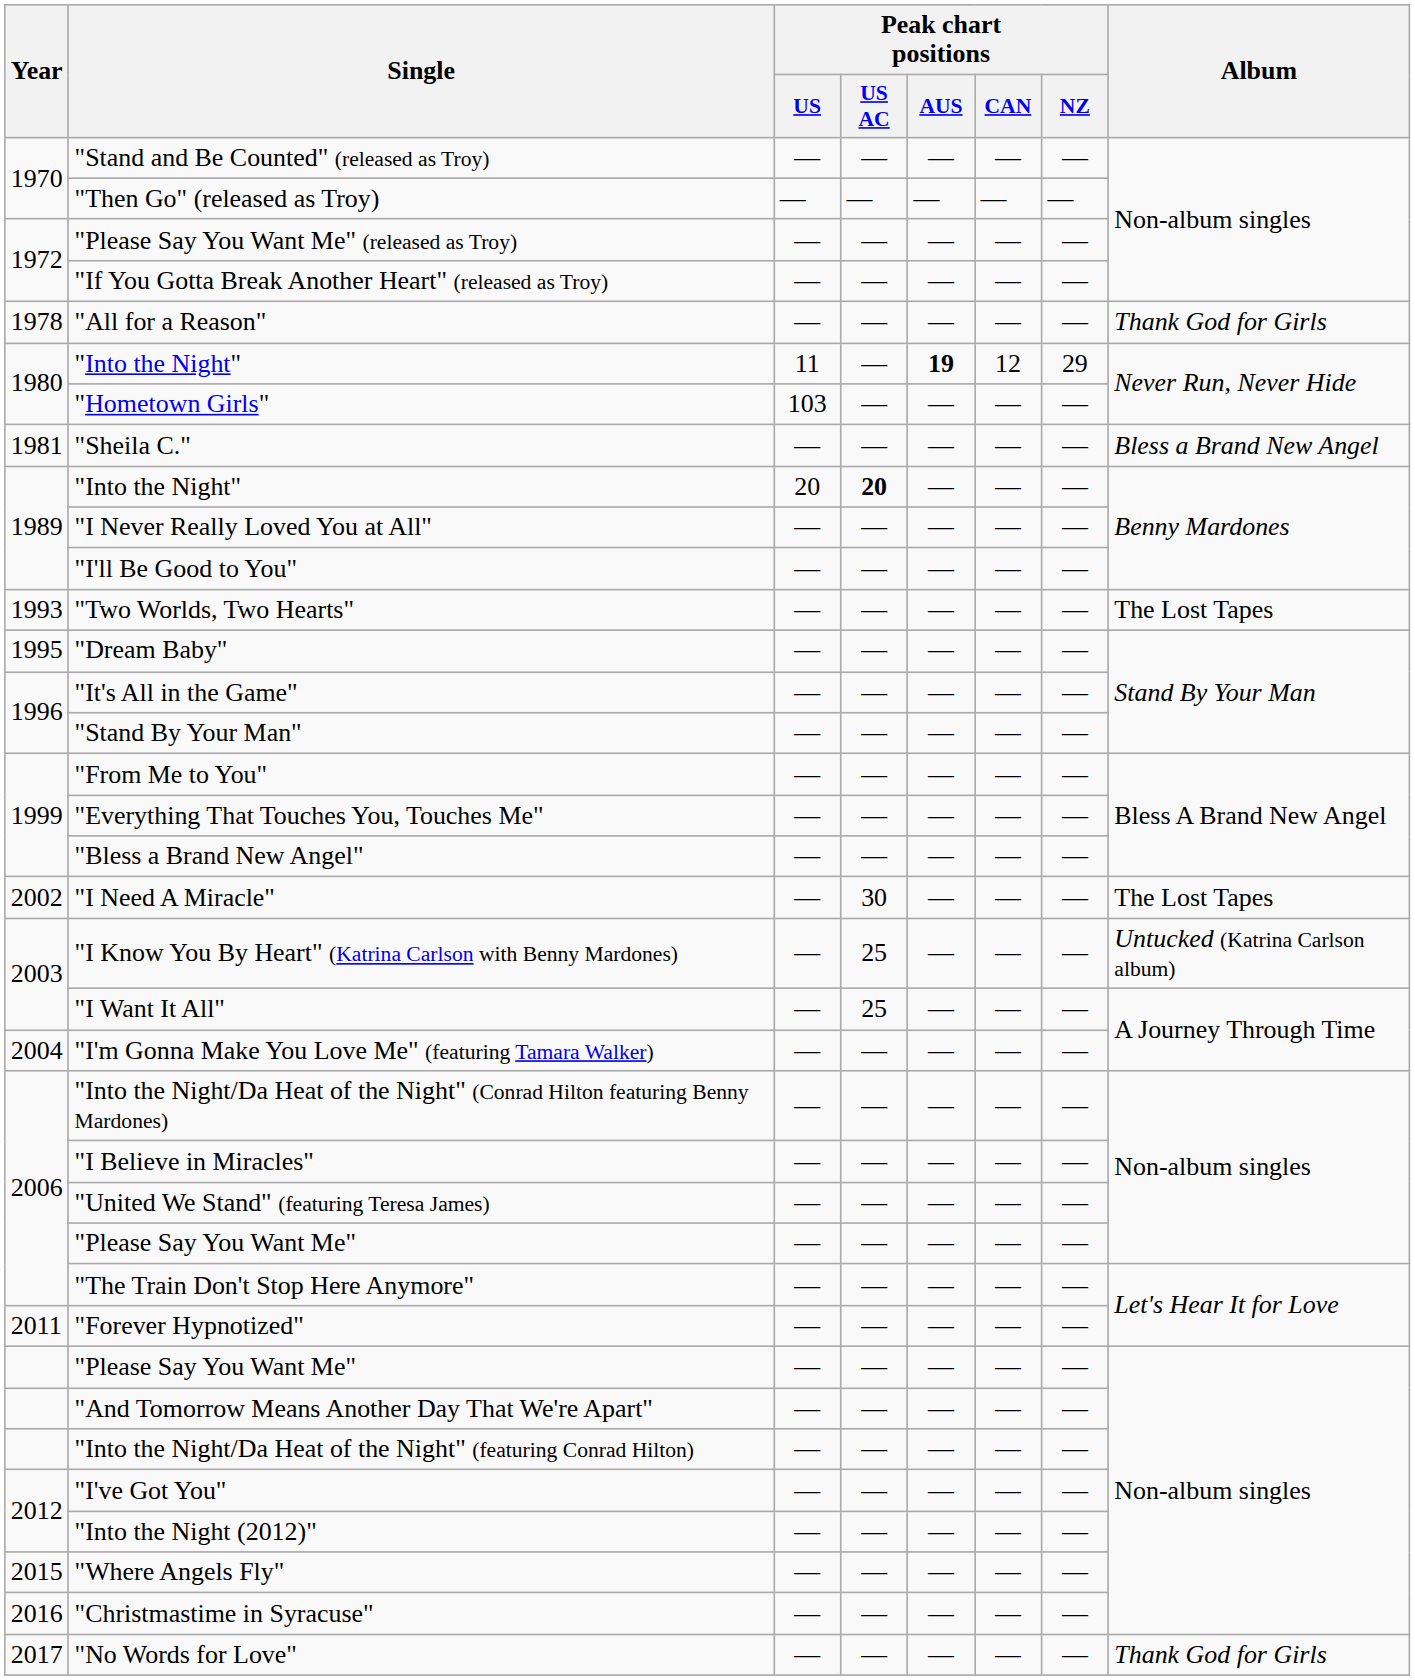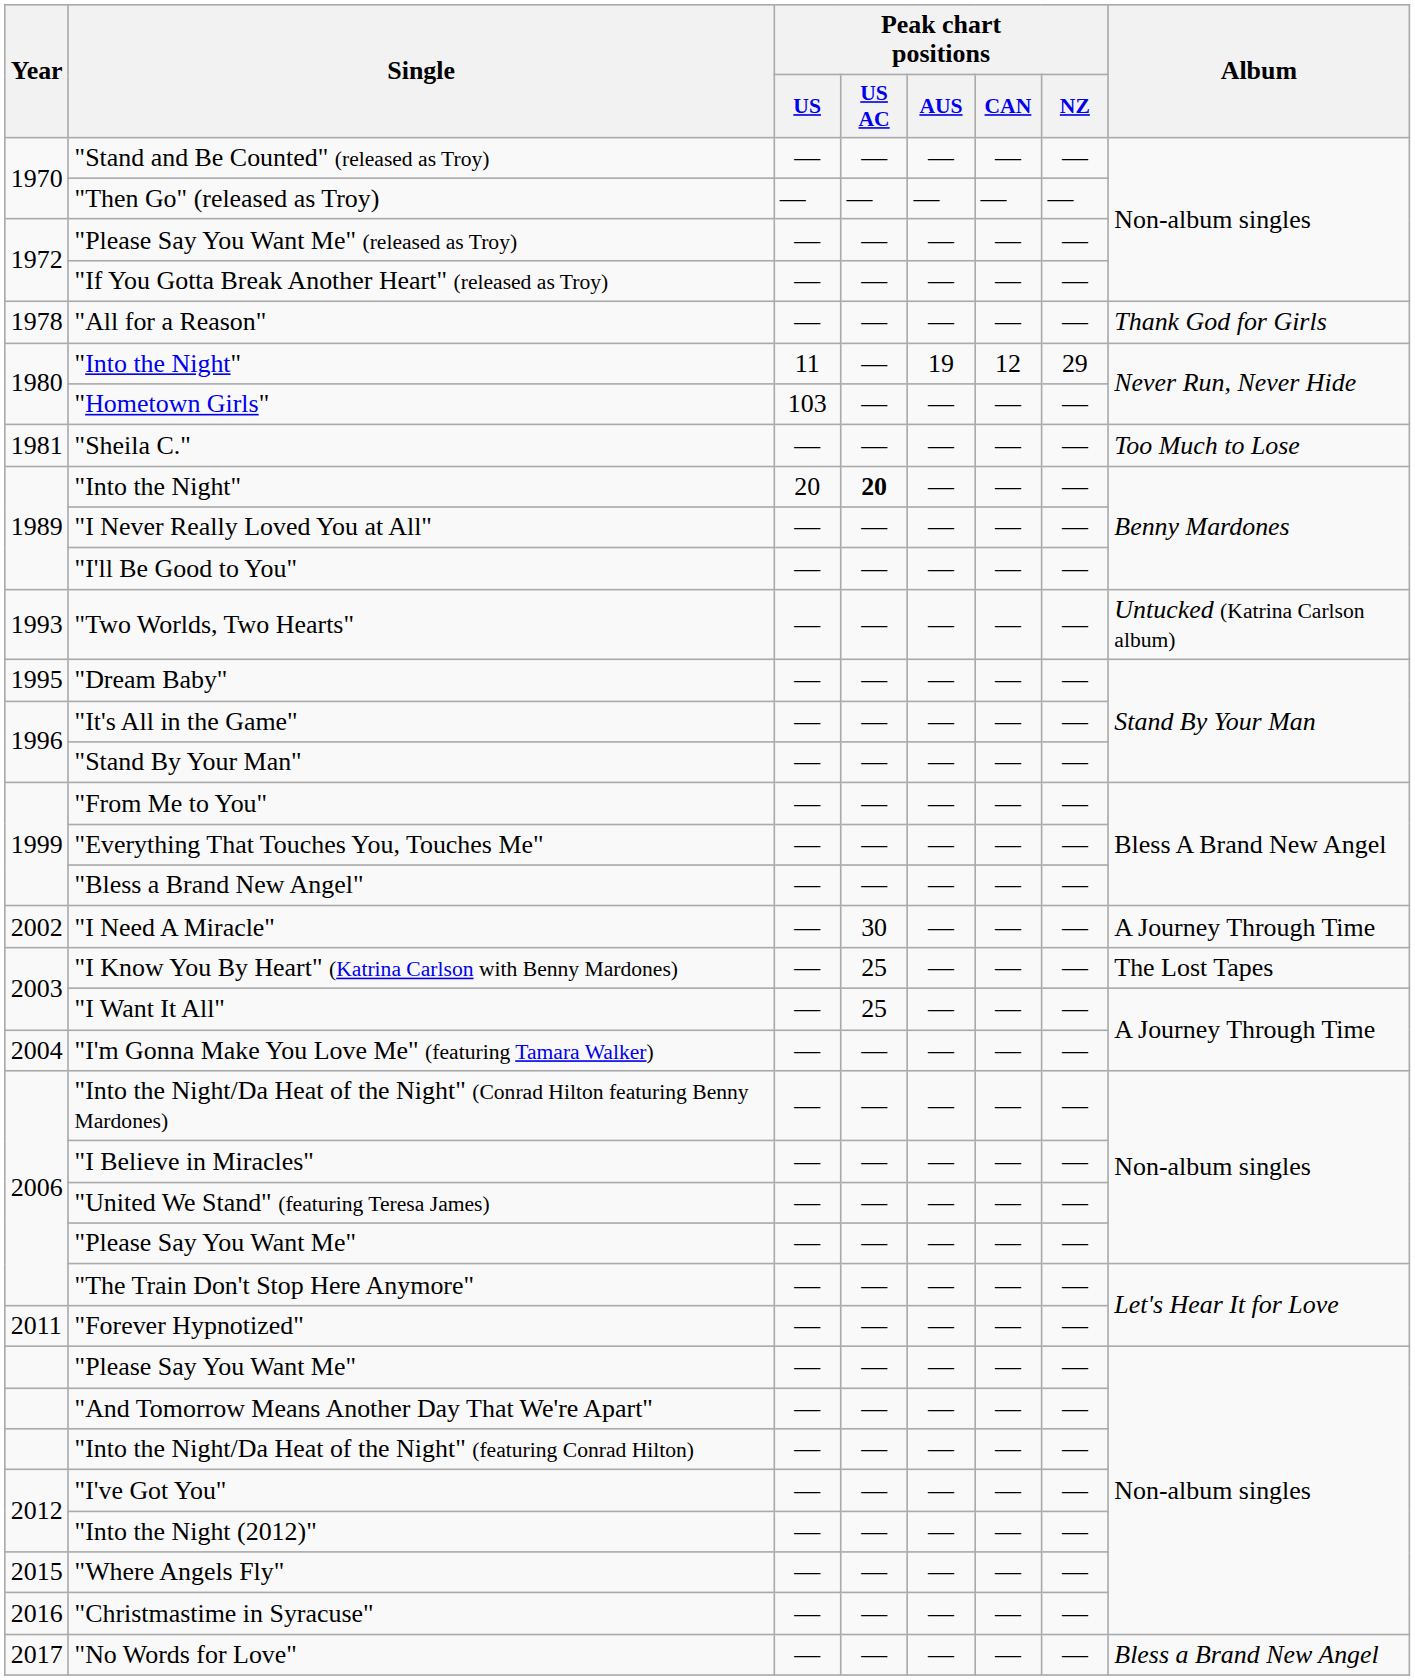(941, 362) bold -> (941, 362) normal
(1247, 445) Bless a Brand New Angel -> (1207, 445) Too Much to Lose
(1194, 609) The Lost Tapes -> (1239, 624) Untucked (Katrina Carlson album)
(1194, 897) The Lost Tapes -> (1245, 926) A Journey Through Time
(1239, 953) Untucked (Katrina Carlson album) -> (1194, 967) The Lost Tapes
(1221, 1654) Thank God for Girls -> (1247, 1654) Bless a Brand New Angel
